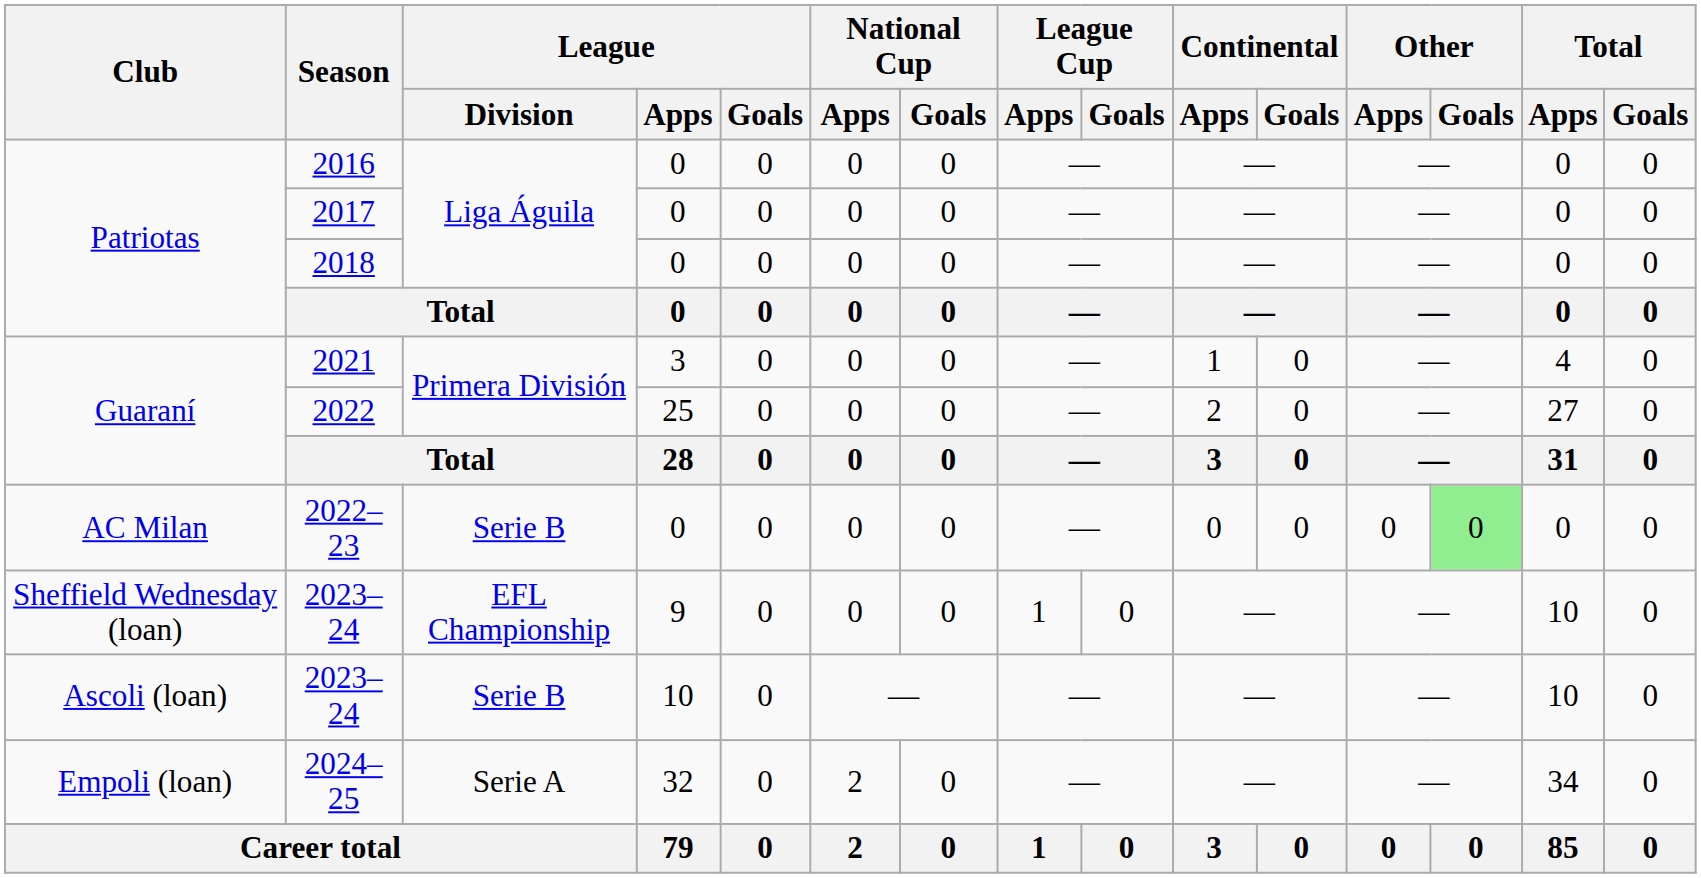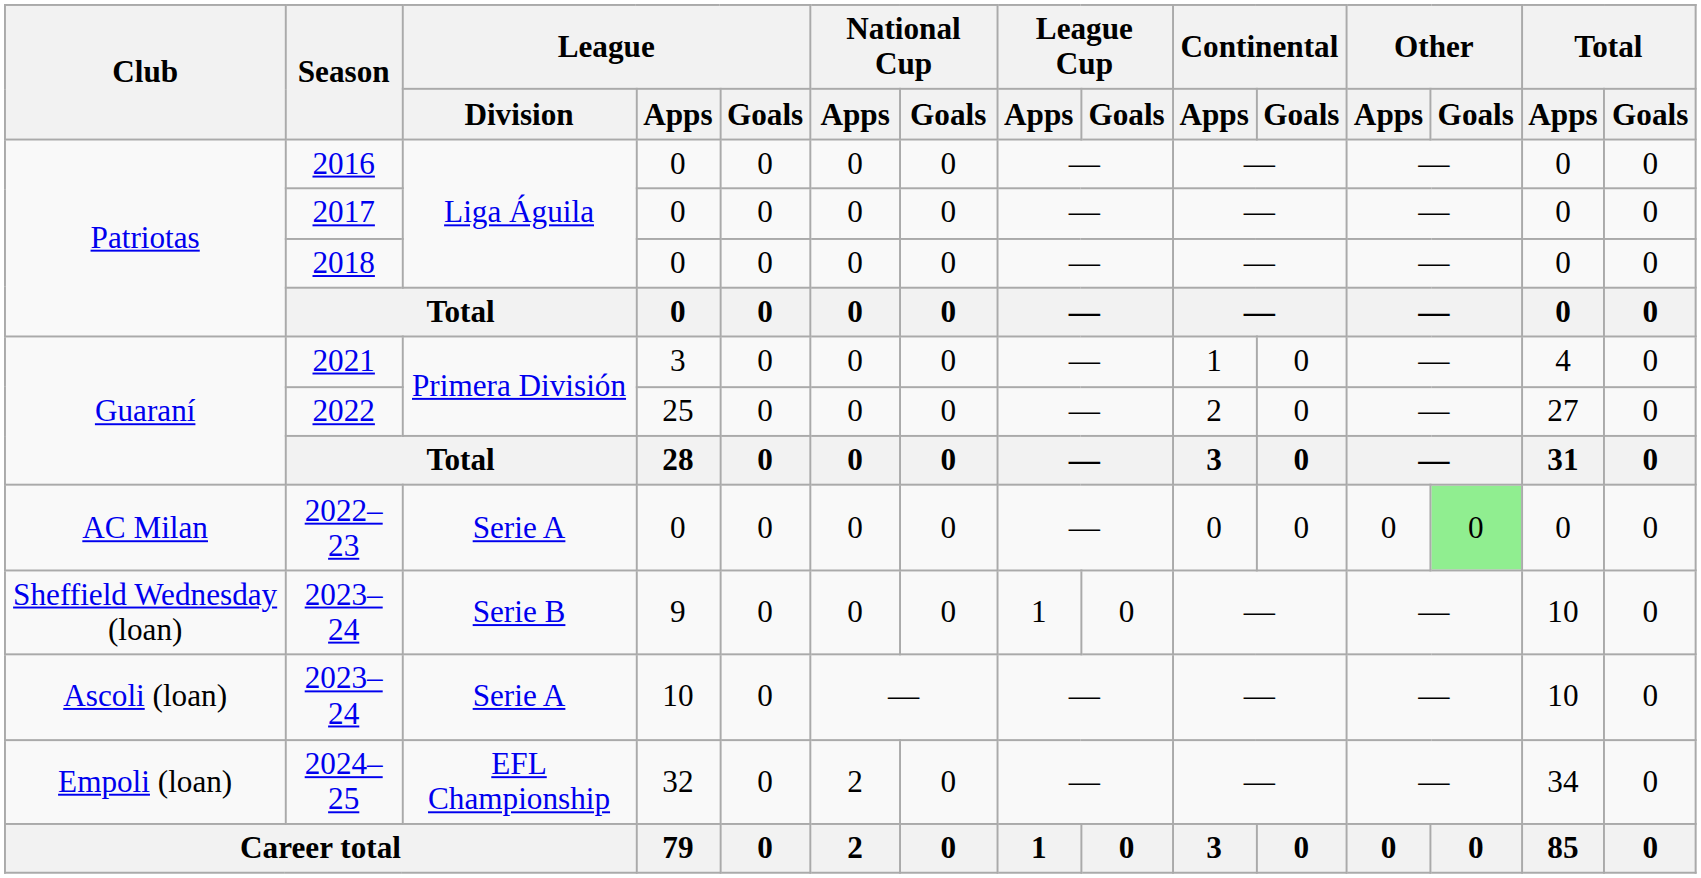(519, 527) Serie B -> (519, 527) Serie A
(519, 611) EFL Championship -> (519, 611) Serie B
(519, 696) Serie B -> (519, 696) Serie A
(519, 780) Serie A -> (519, 780) EFL Championship
